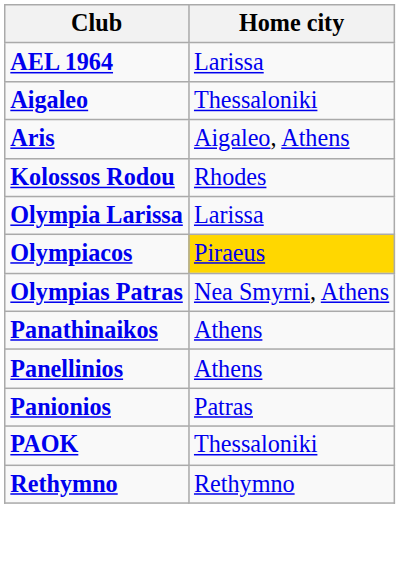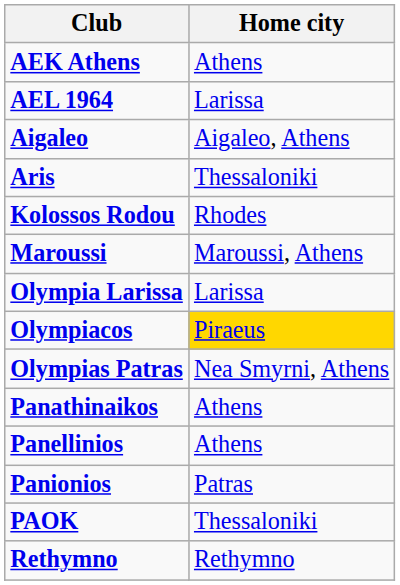+ row: (75, 61)
(256, 100) Thessaloniki -> (272, 138) Aigaleo, Athens
(272, 138) Aigaleo, Athens -> (256, 176) Thessaloniki
+ row: (58, 253)
